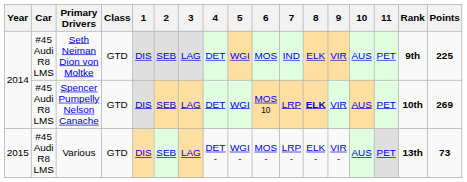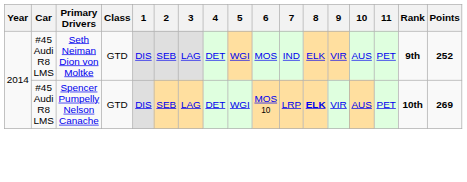(445, 56) 225 -> (445, 56) 252
- row: (79, 154)
